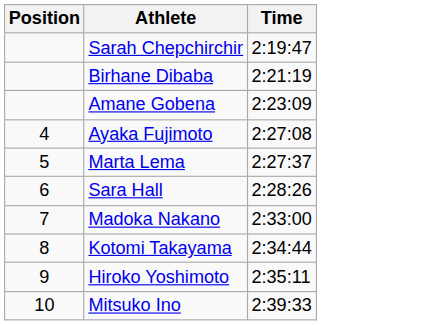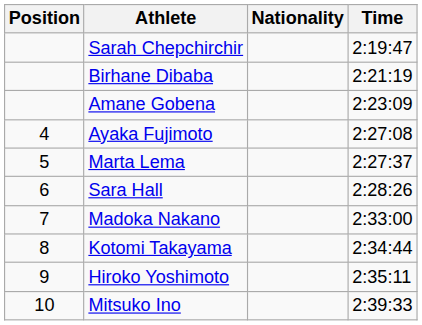+ column: (298, 18)
